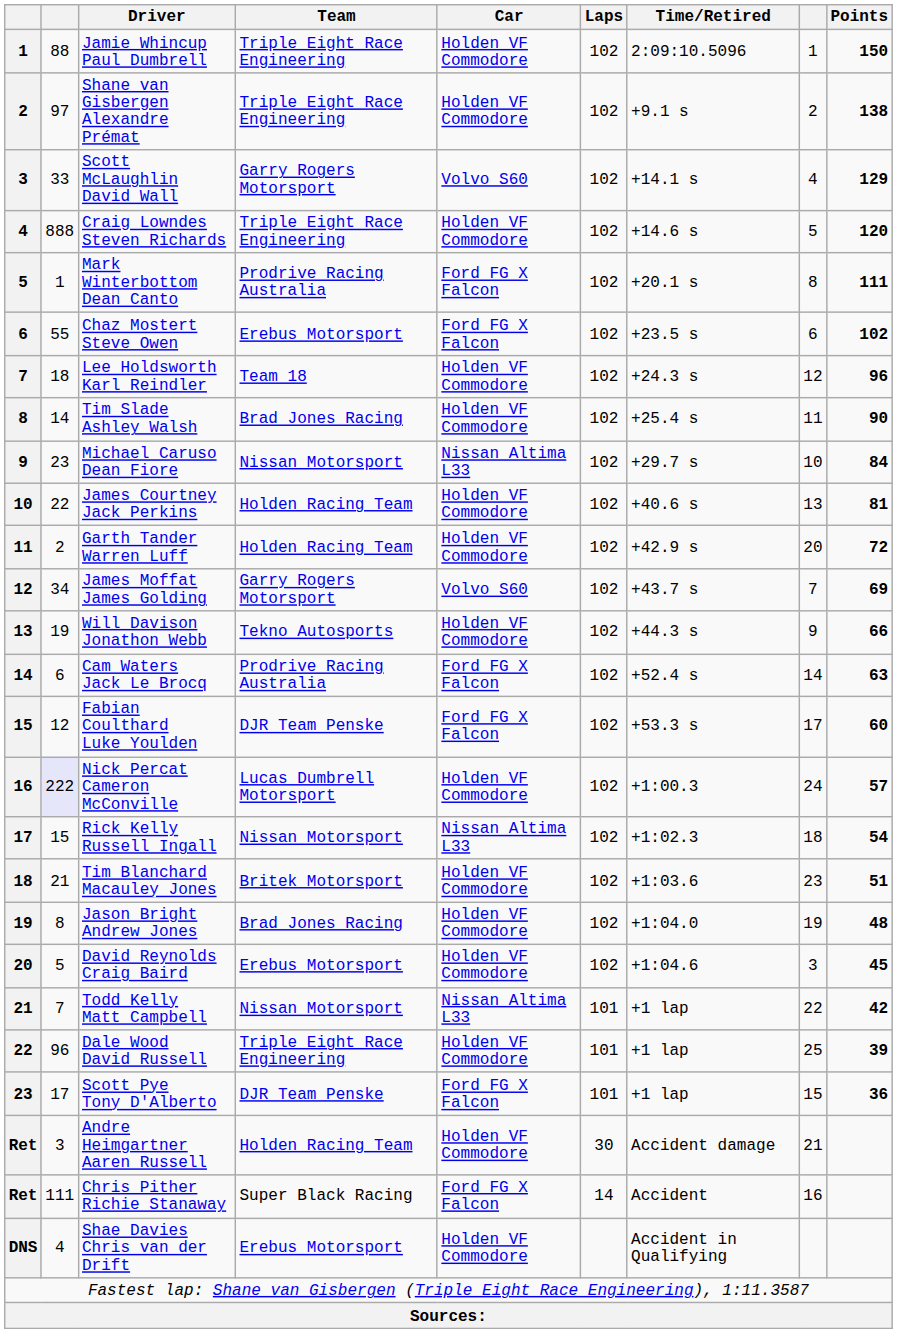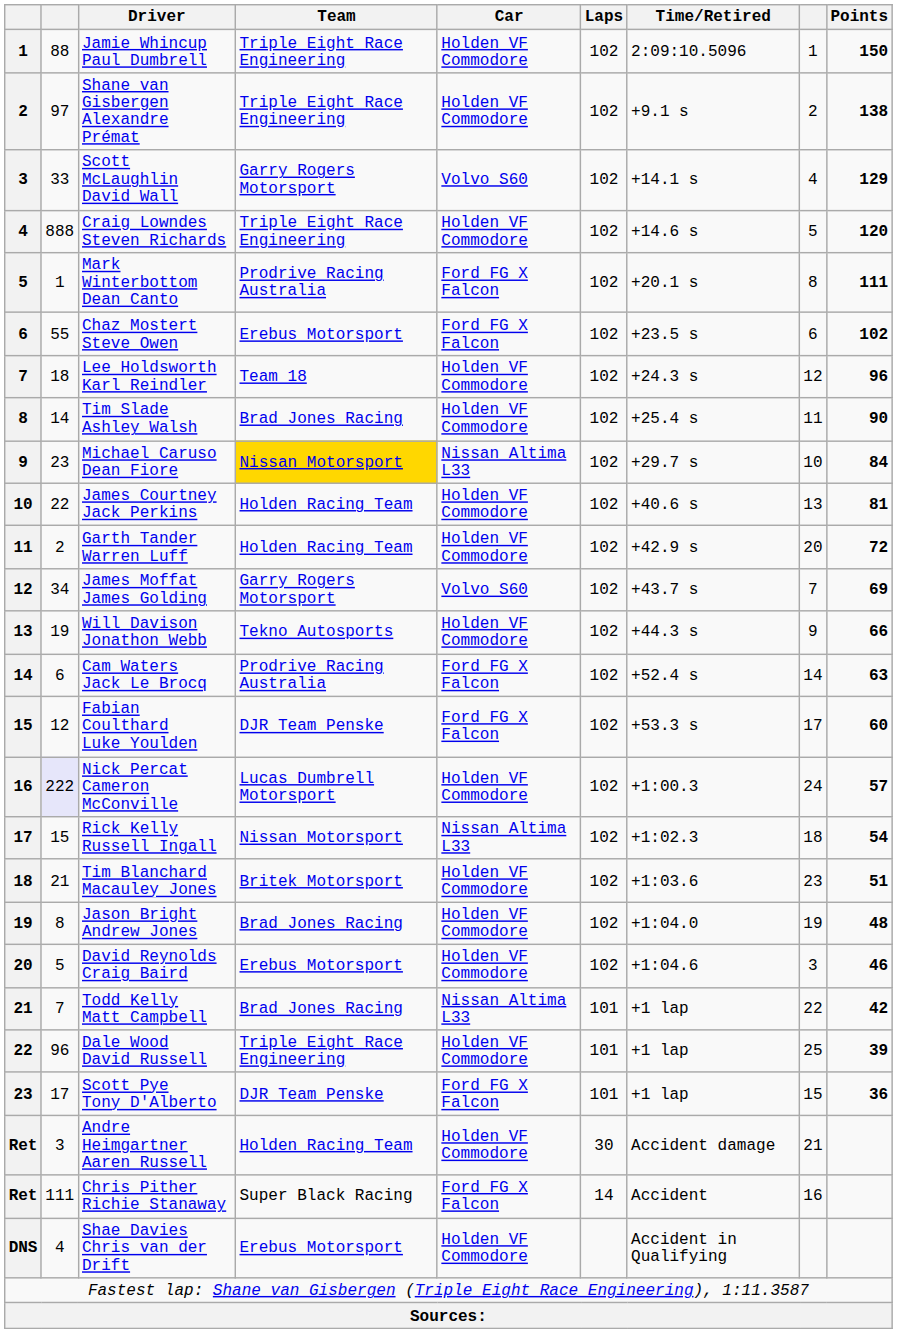(321, 462) no background -> (321, 462) gold background
(879, 966) 45 -> (879, 966) 46
(321, 1009) Nissan Motorsport -> (321, 1009) Brad Jones Racing
